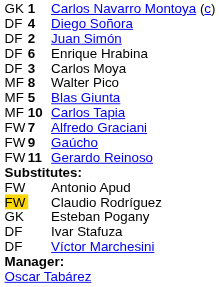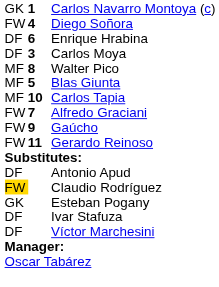(14, 23) DF -> (15, 23) FW
- row: (86, 38)
(15, 187) FW -> (14, 172) DF
